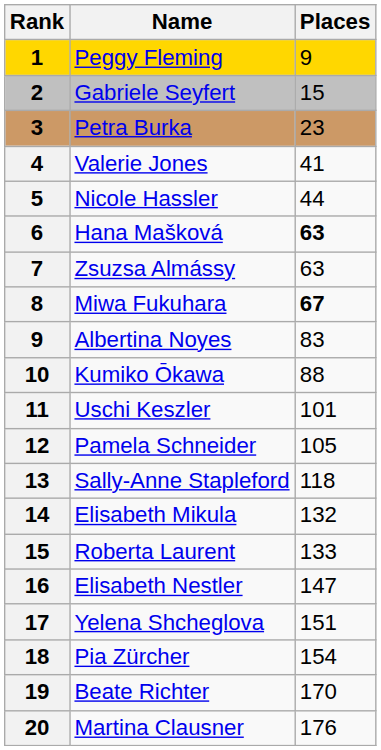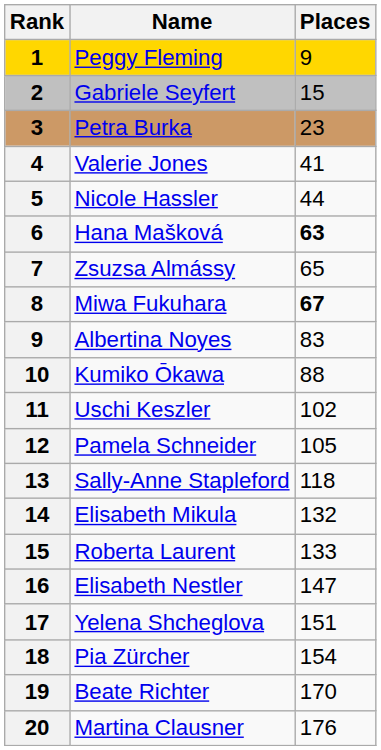(312, 269) 63 -> (312, 269) 65
(318, 410) 101 -> (318, 410) 102
